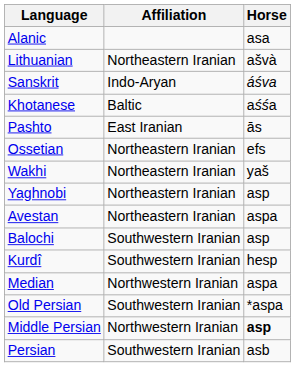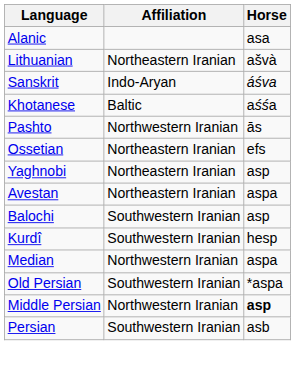(145, 127) East Iranian -> (173, 127) Northwestern Iranian
- row: (27, 171)
